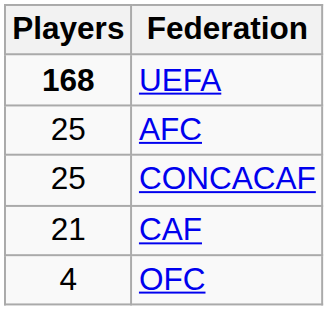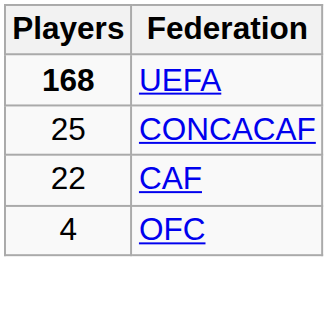- row: (170, 129)
(68, 229) 21 -> (68, 179) 22
